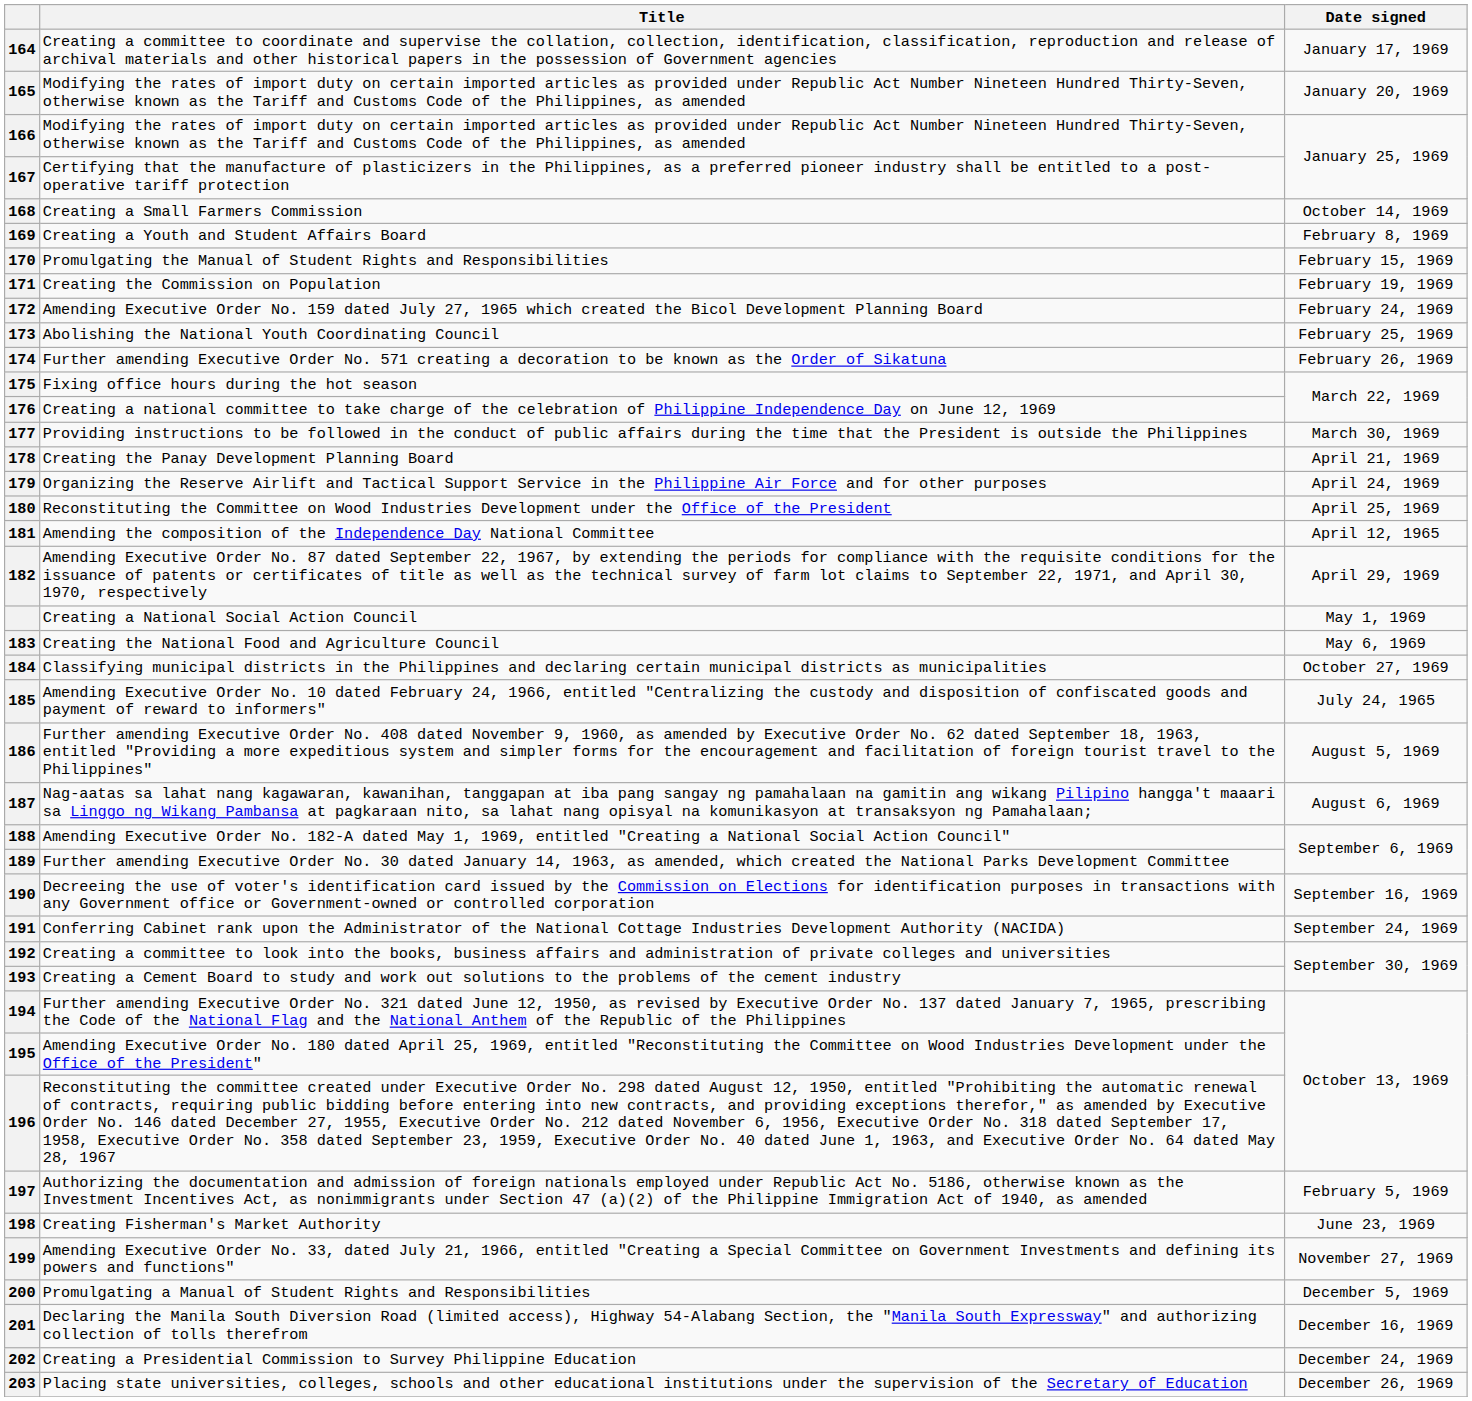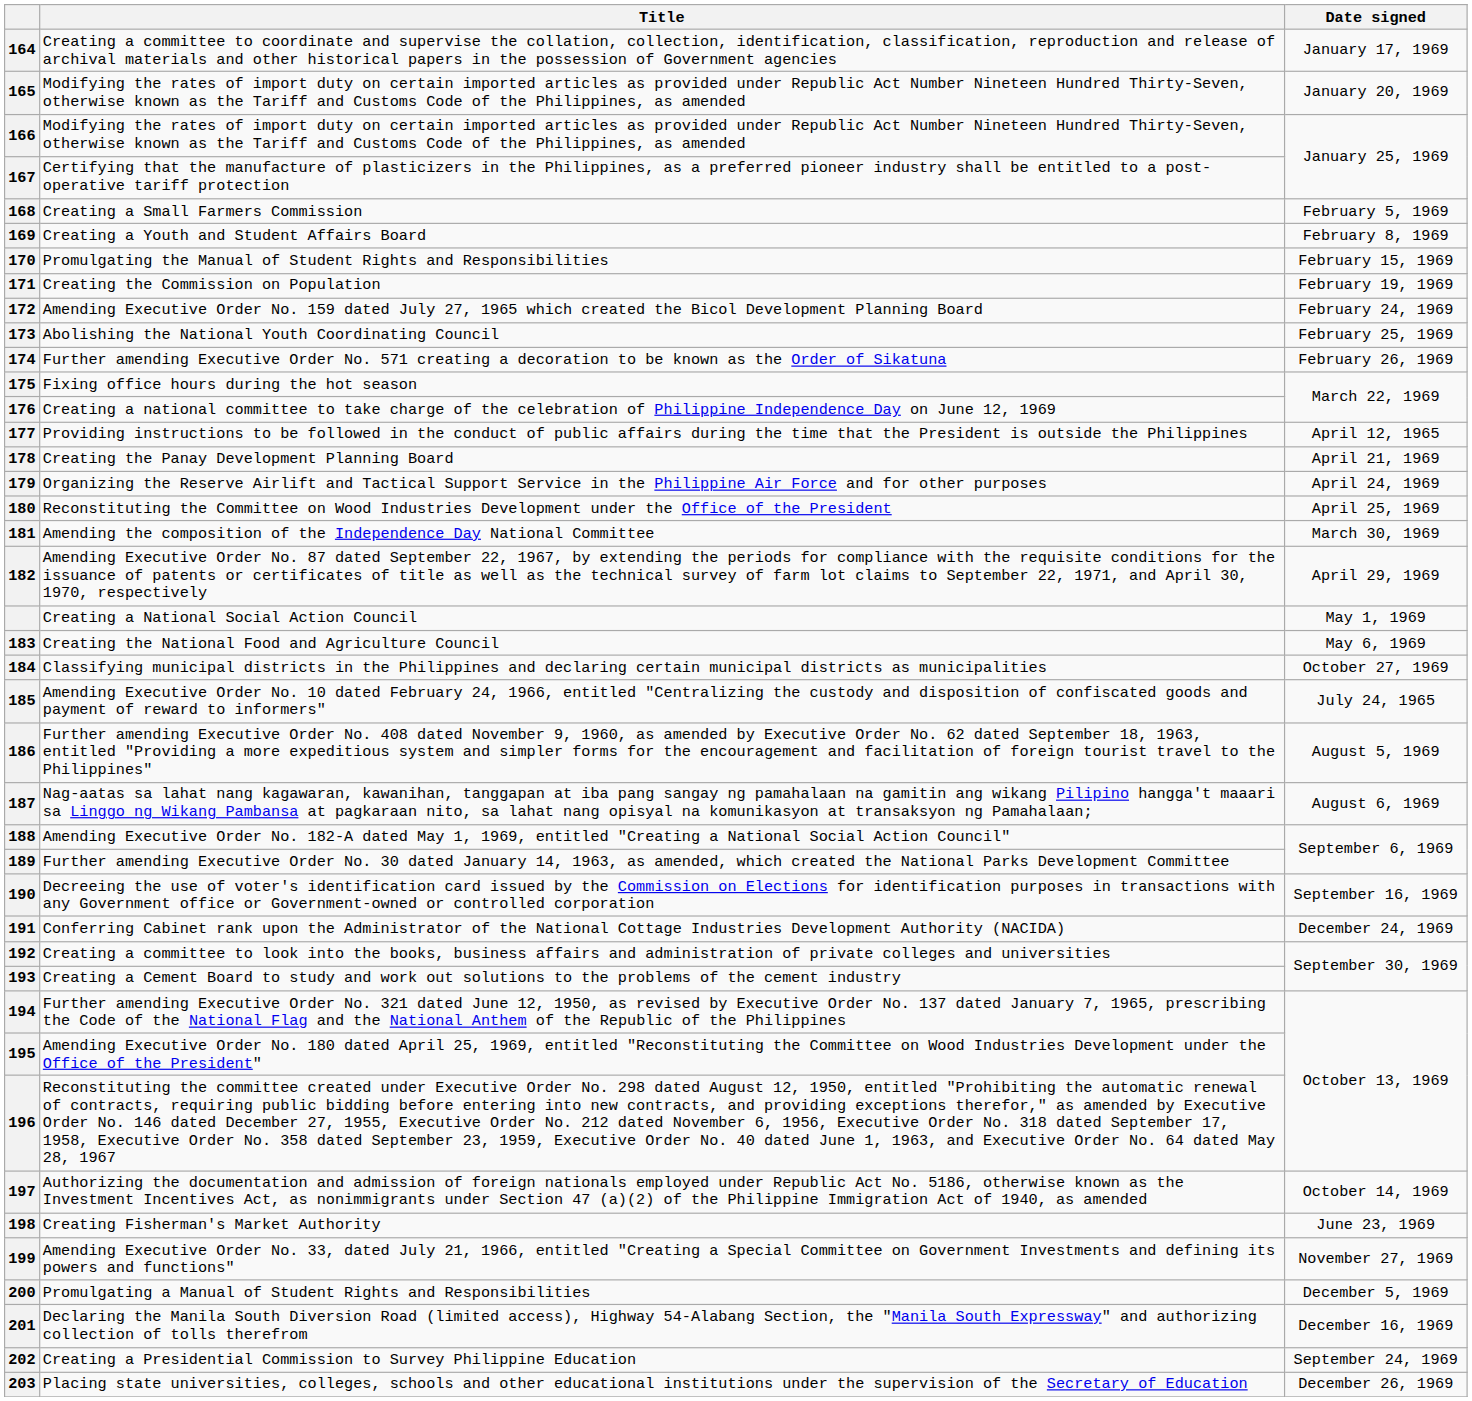(1376, 211) October 14, 1969 -> (1376, 211) February 5, 1969
(1376, 434) March 30, 1969 -> (1376, 434) April 12, 1965
(1376, 533) April 12, 1965 -> (1376, 533) March 30, 1969
(1376, 929) September 24, 1969 -> (1376, 929) December 24, 1969
(1376, 1192) February 5, 1969 -> (1376, 1192) October 14, 1969
(1376, 1360) December 24, 1969 -> (1376, 1360) September 24, 1969
